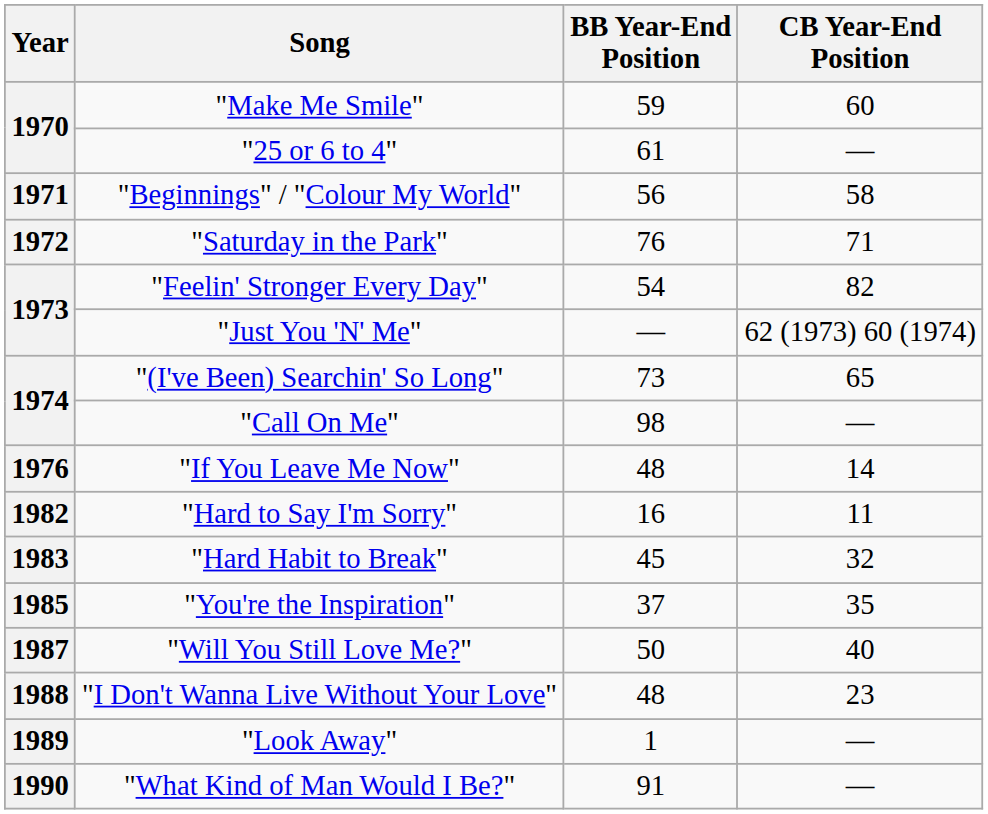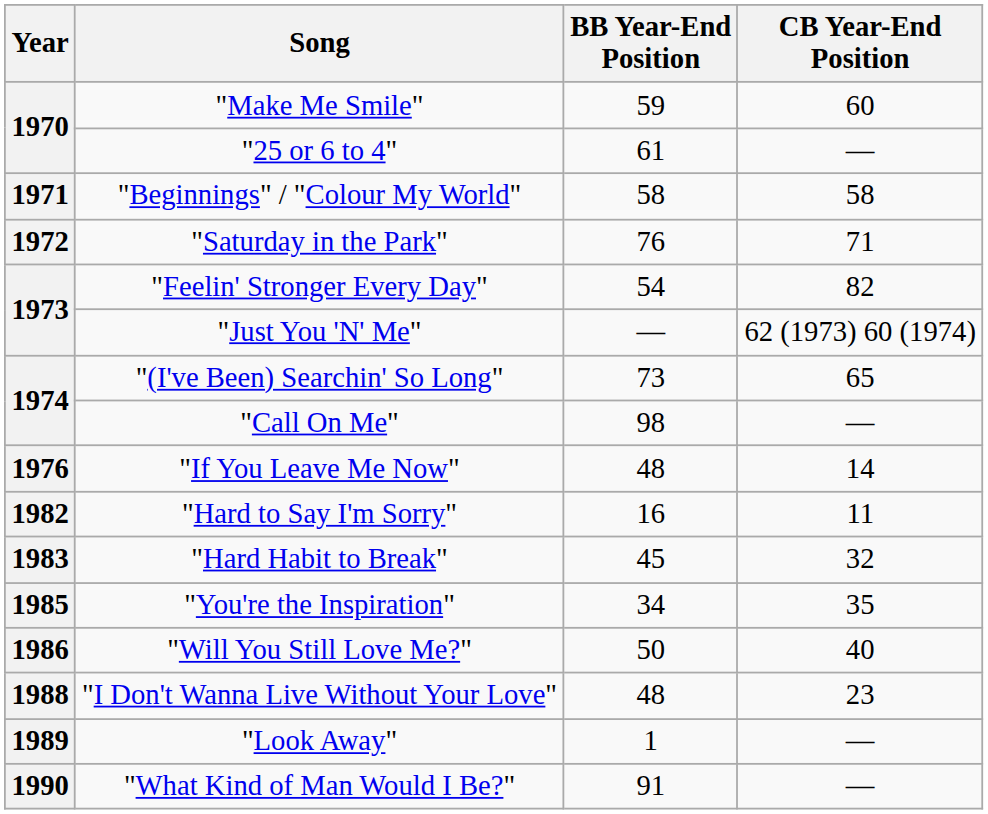(651, 195) 56 -> (651, 195) 58
(651, 604) 37 -> (651, 604) 34
(40, 649) 1987 -> (40, 649) 1986
